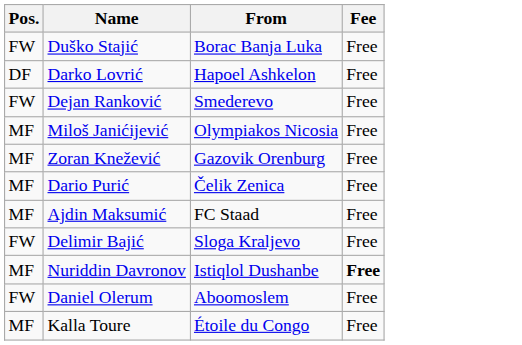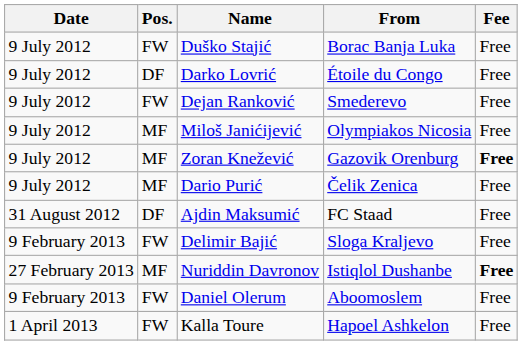+ column: (71, 18)
(255, 74) Hapoel Ashkelon -> (385, 74) Étoile du Congo
(362, 158) normal -> (496, 158) bold
(21, 213) MF -> (153, 213) DF
(21, 325) MF -> (155, 325) FW
(252, 325) Étoile du Congo -> (388, 325) Hapoel Ashkelon
